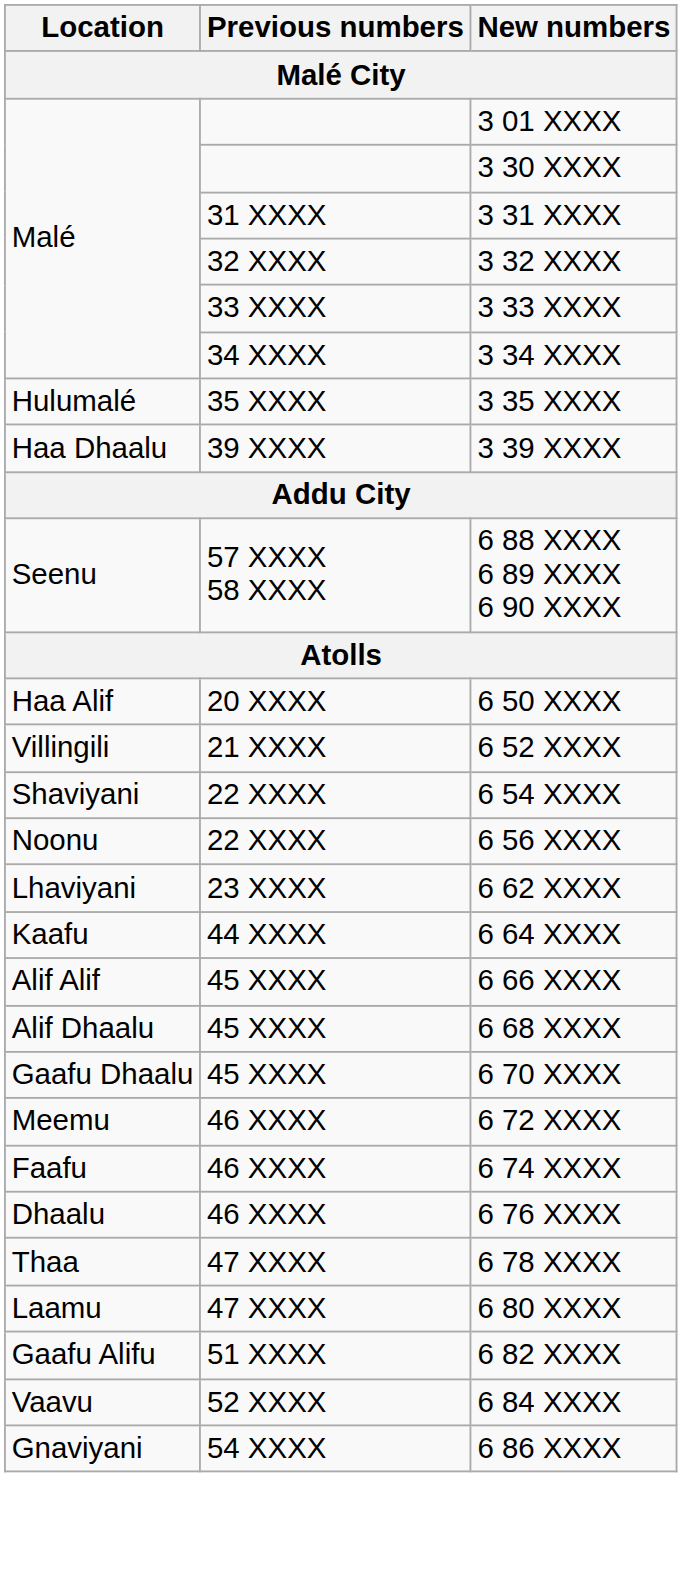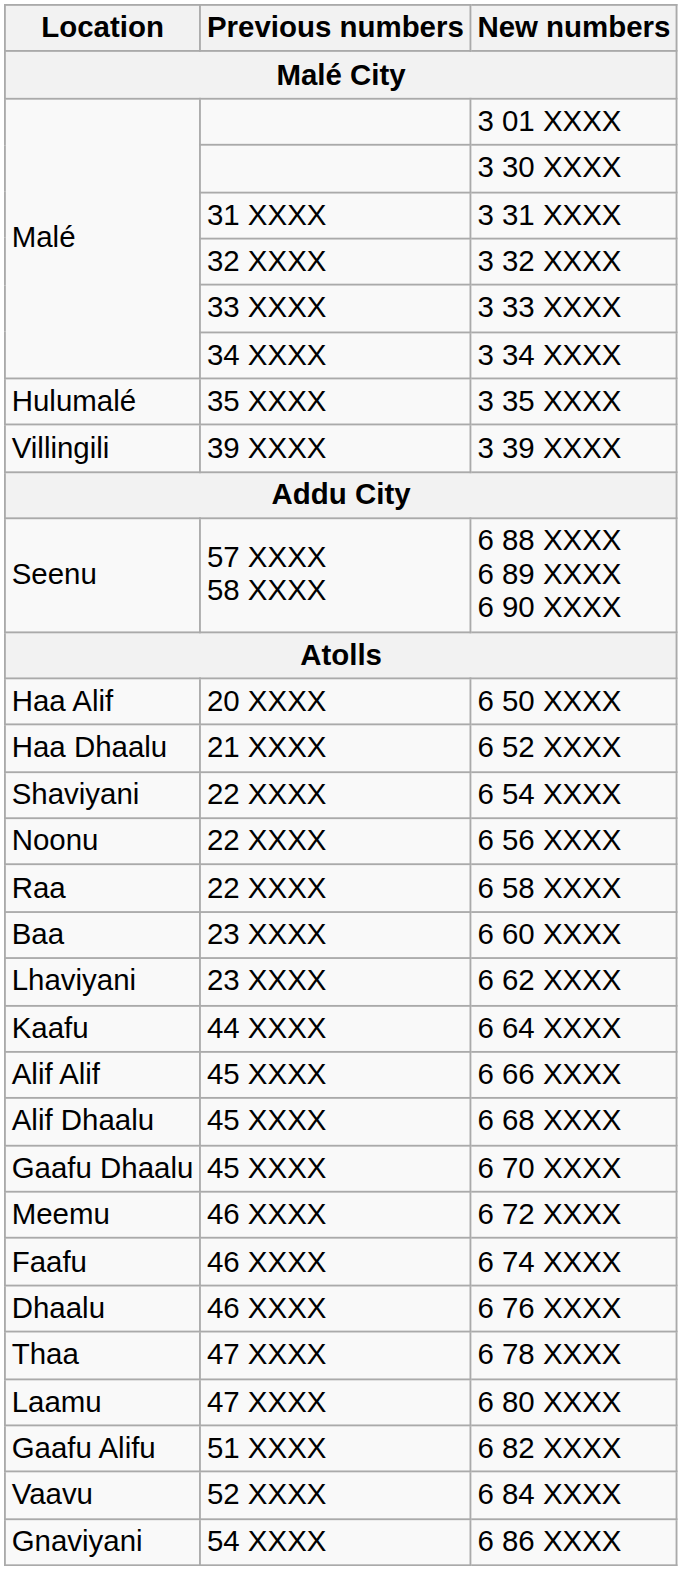(89, 448) Haa Dhaalu -> (61, 448) Villingili
(61, 747) Villingili -> (89, 747) Haa Dhaalu
+ row: (549, 887)
+ row: (549, 934)
